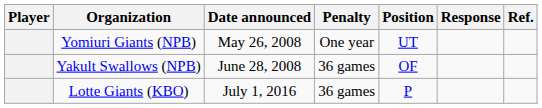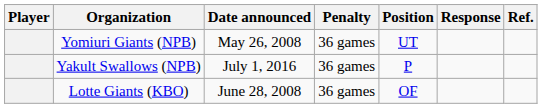(347, 41) One year -> (347, 41) 36 games
(259, 66) June 28, 2008 -> (259, 66) July 1, 2016
(408, 66) OF -> (408, 66) P
(259, 91) July 1, 2016 -> (259, 91) June 28, 2008
(408, 91) P -> (408, 91) OF
